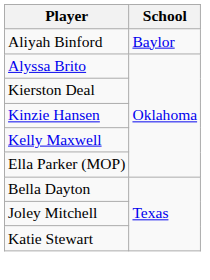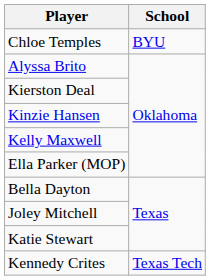- row: (55, 41)
+ row: (55, 41)
+ row: (57, 262)
